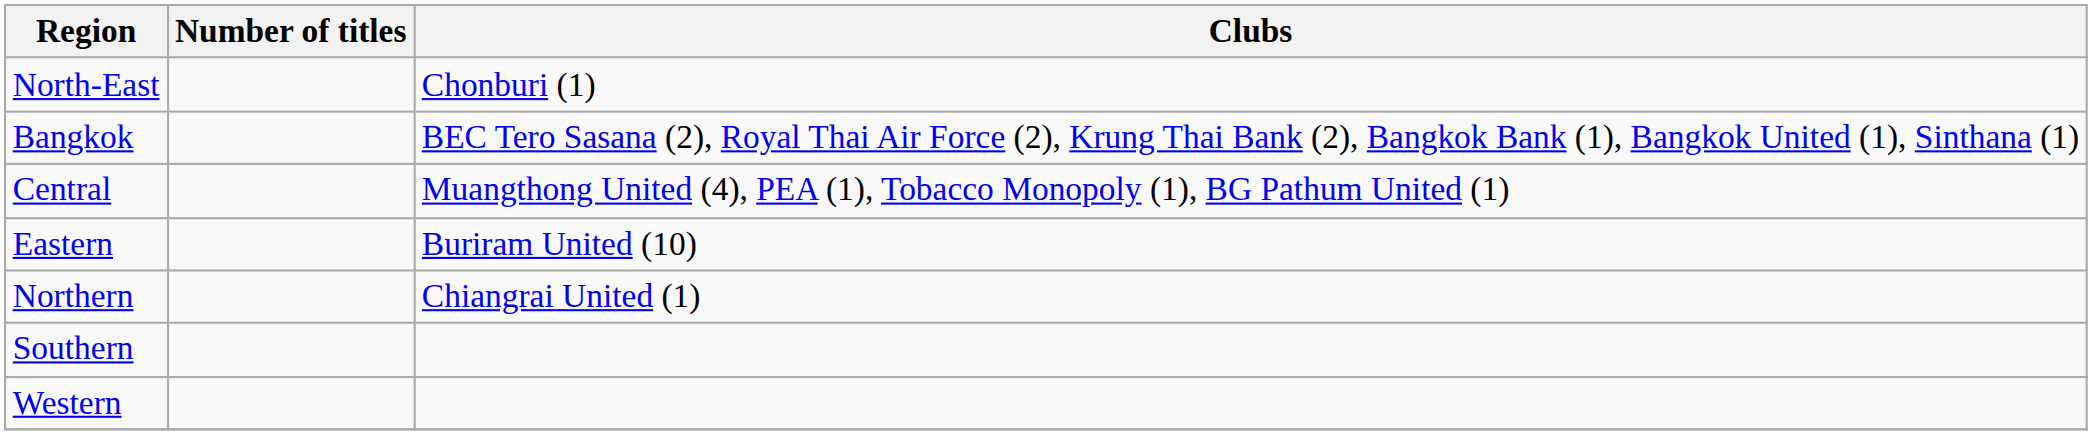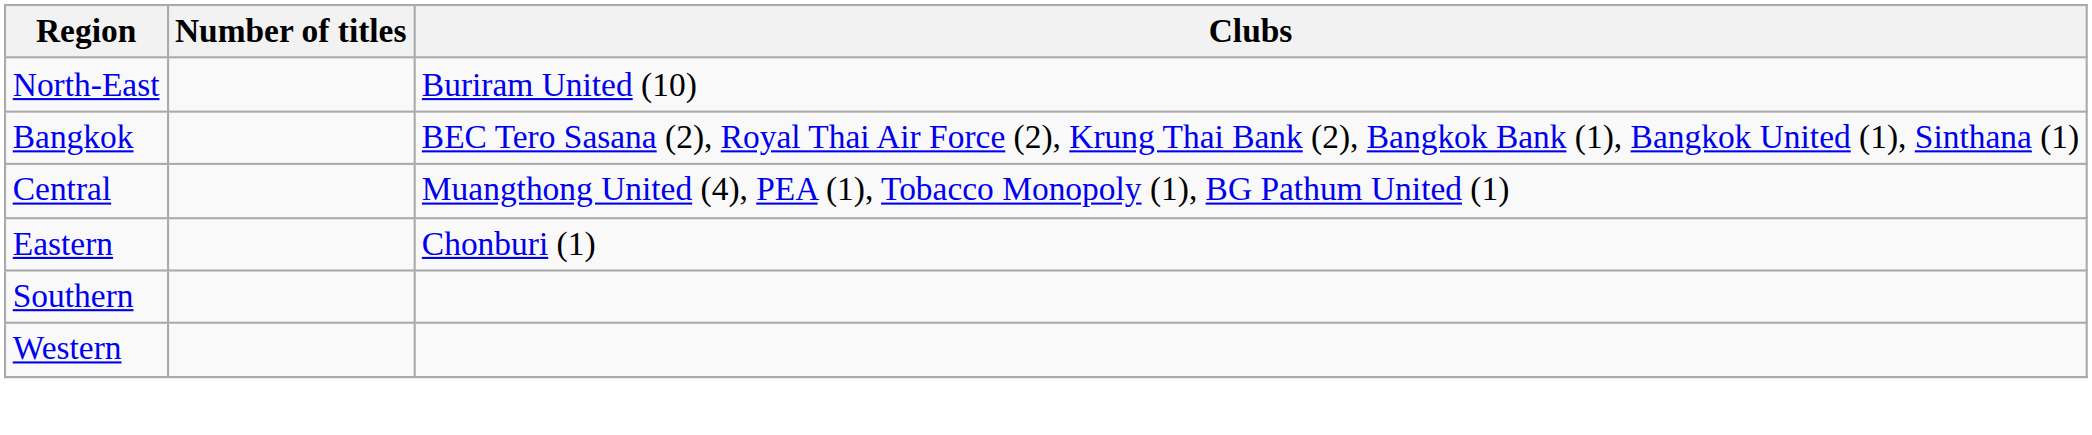(509, 84) Chonburi (1) -> (559, 84) Buriram United (10)
(559, 243) Buriram United (10) -> (509, 243) Chonburi (1)
- row: (73, 296)
